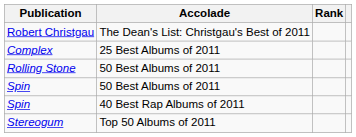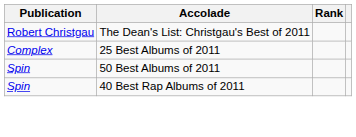- row: (41, 68)
- row: (35, 123)
